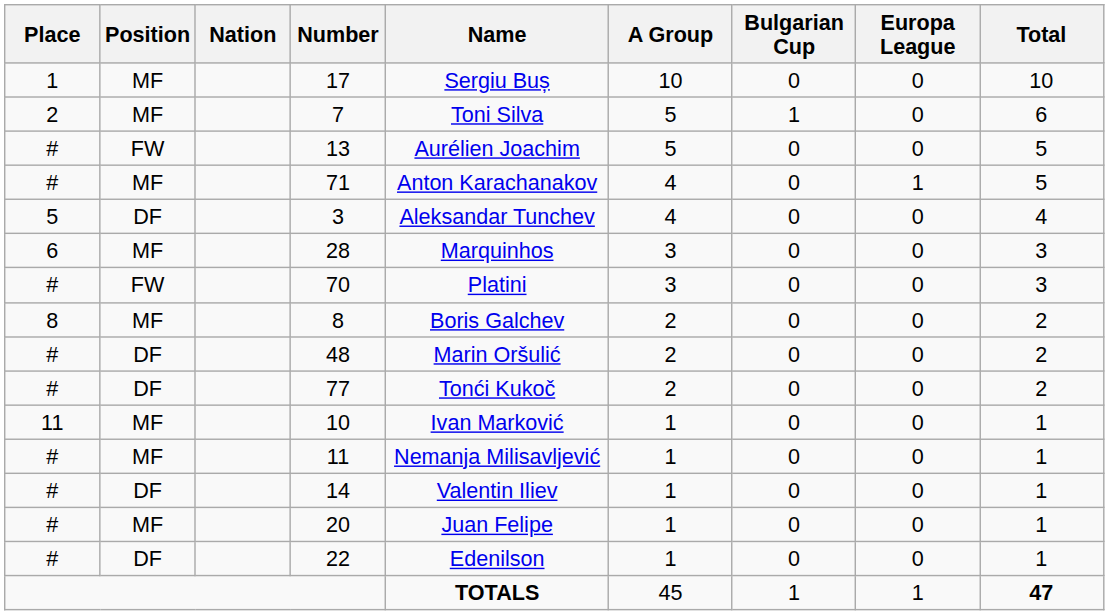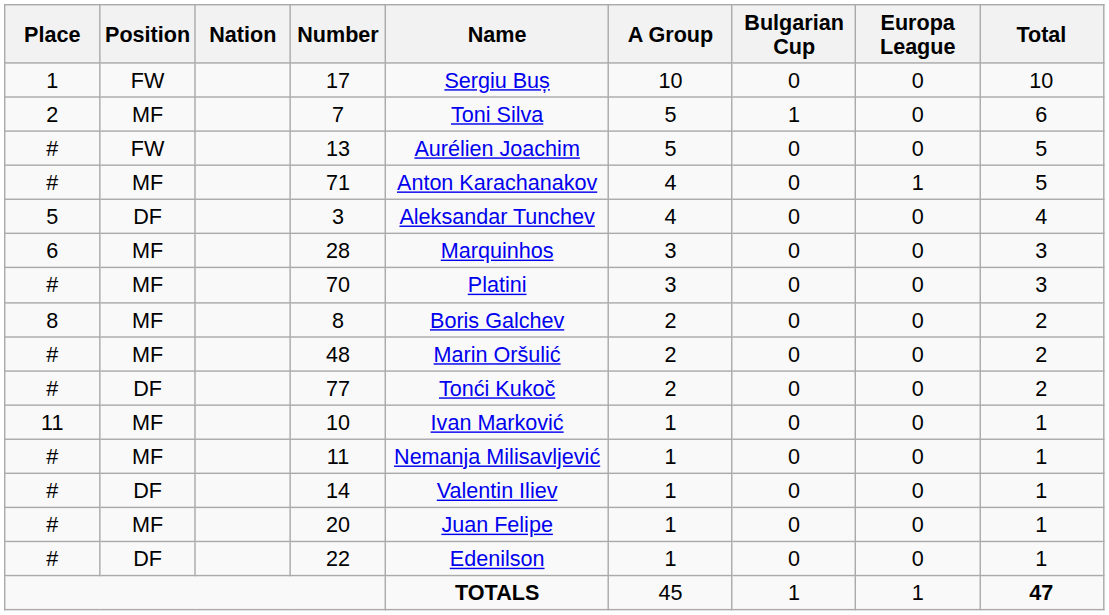(148, 80) MF -> (148, 80) FW
(148, 285) FW -> (148, 285) MF
(148, 354) DF -> (148, 354) MF
